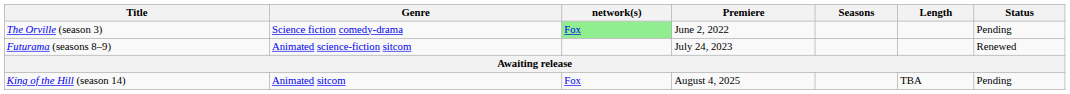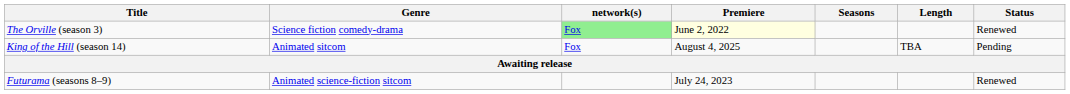(702, 30) no background -> (702, 30) lightyellow background
(994, 30) Pending -> (997, 30) Renewed
rows swapped: (59, 47) <-> (66, 81)
